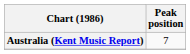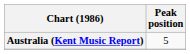(166, 40) 7 -> (166, 40) 5
